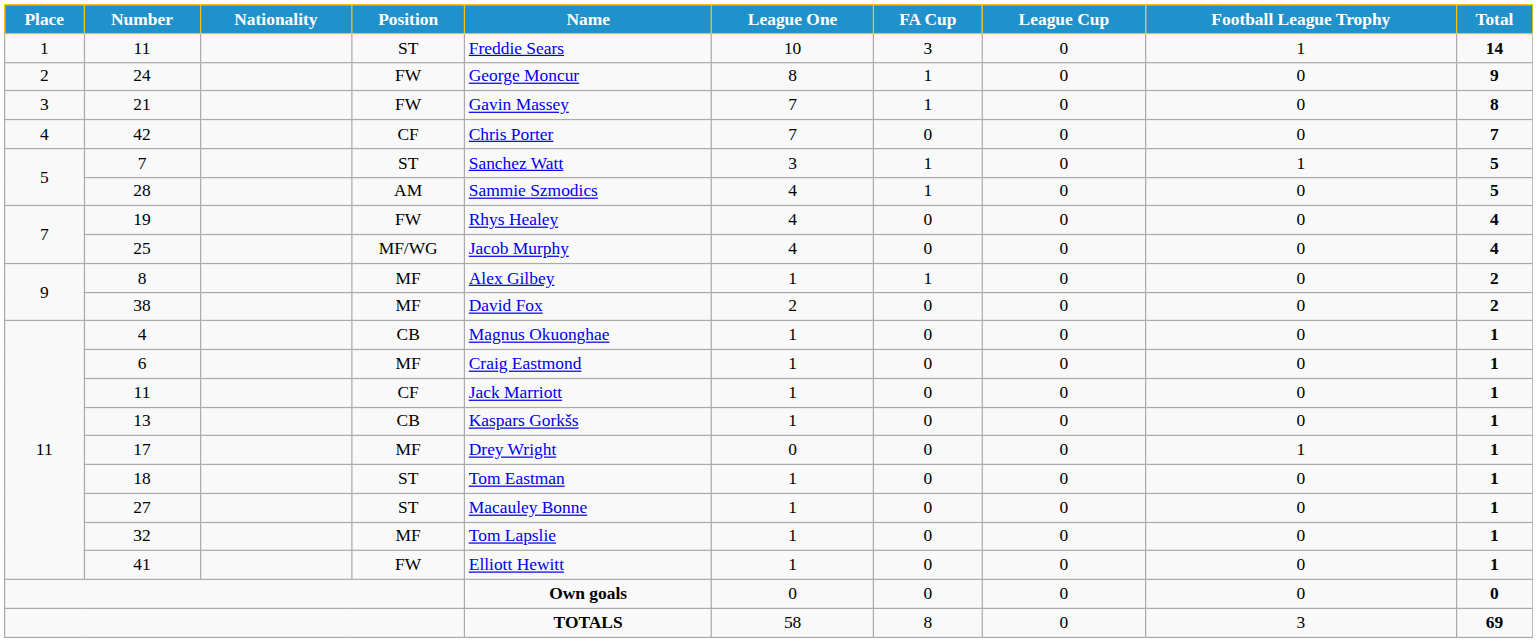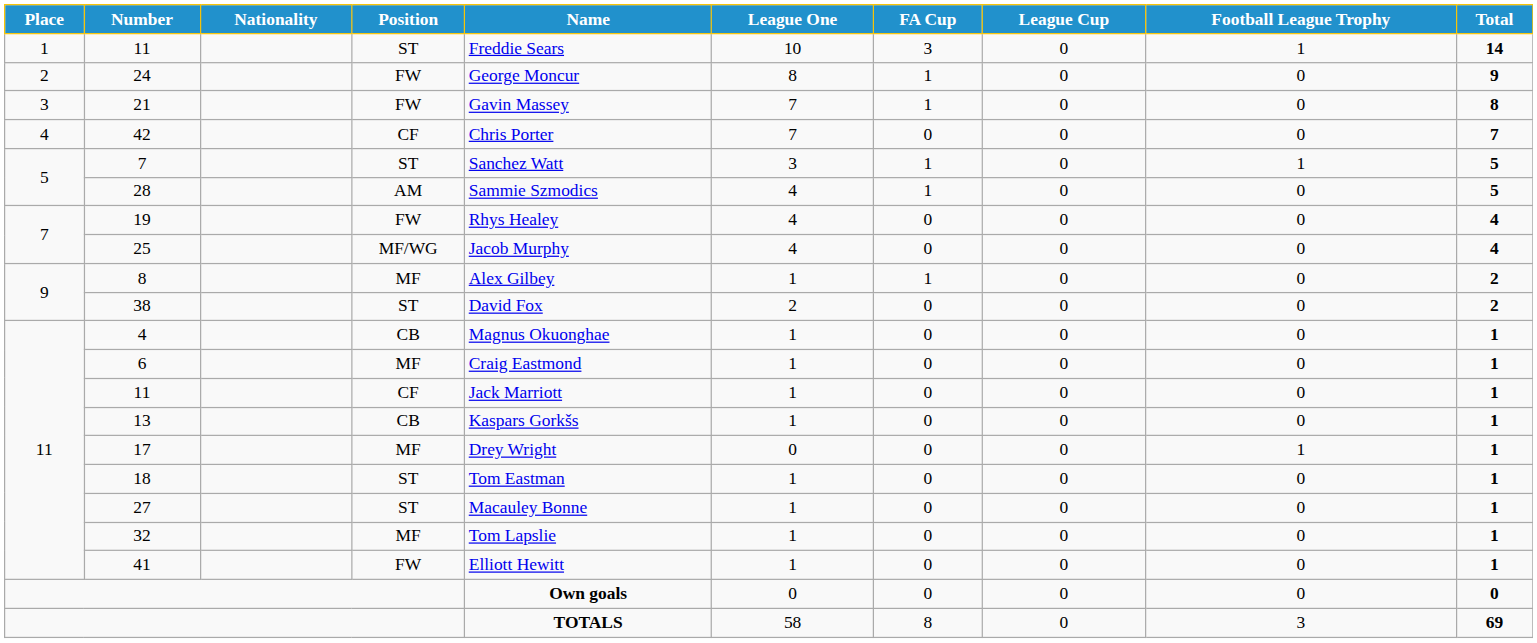(408, 306) MF -> (408, 306) ST
